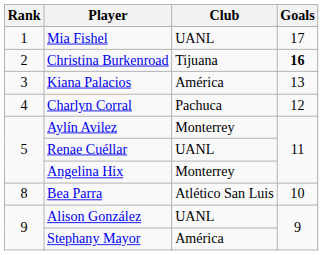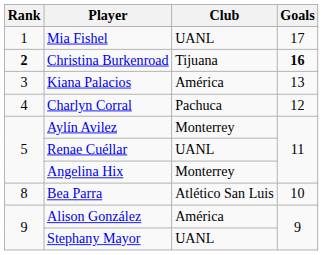(24, 60) normal -> (24, 60) bold
(195, 216) UANL -> (199, 216) América
(199, 238) América -> (195, 238) UANL
